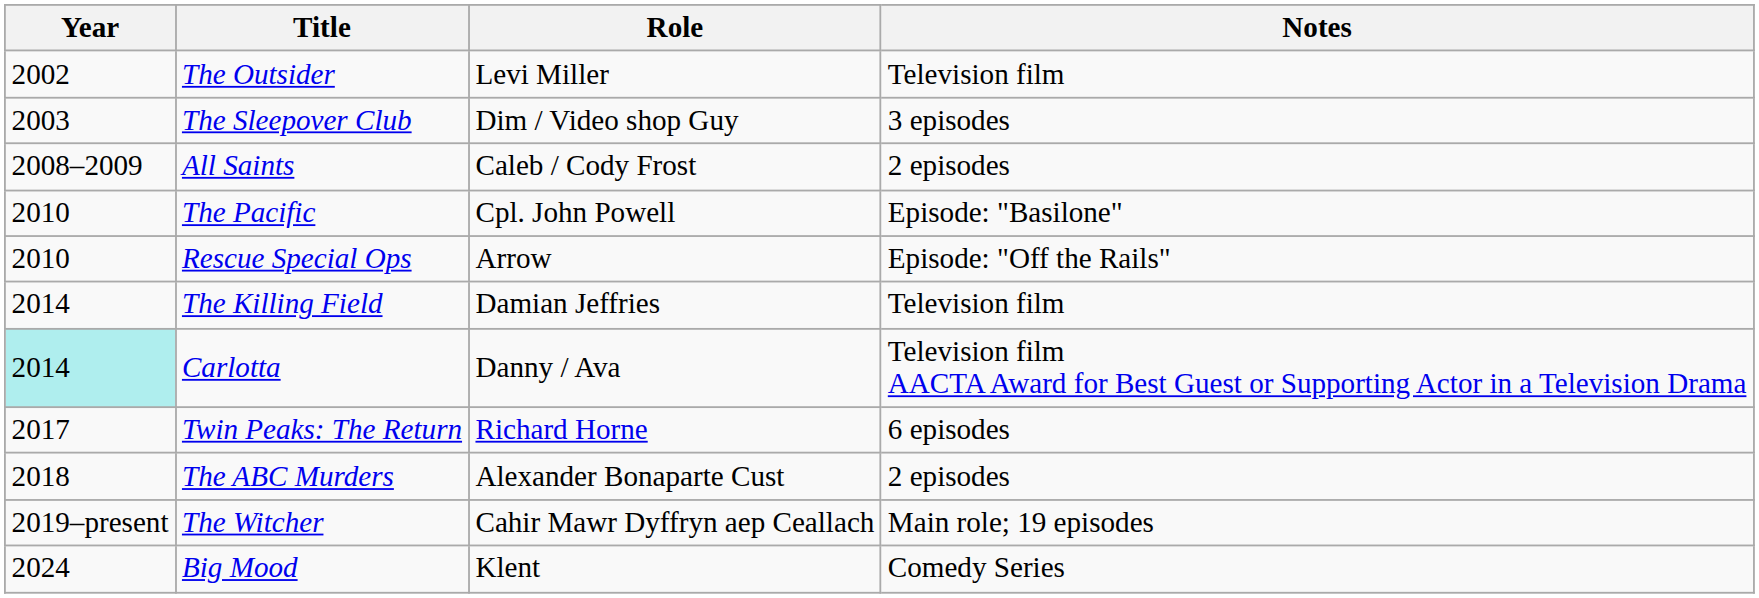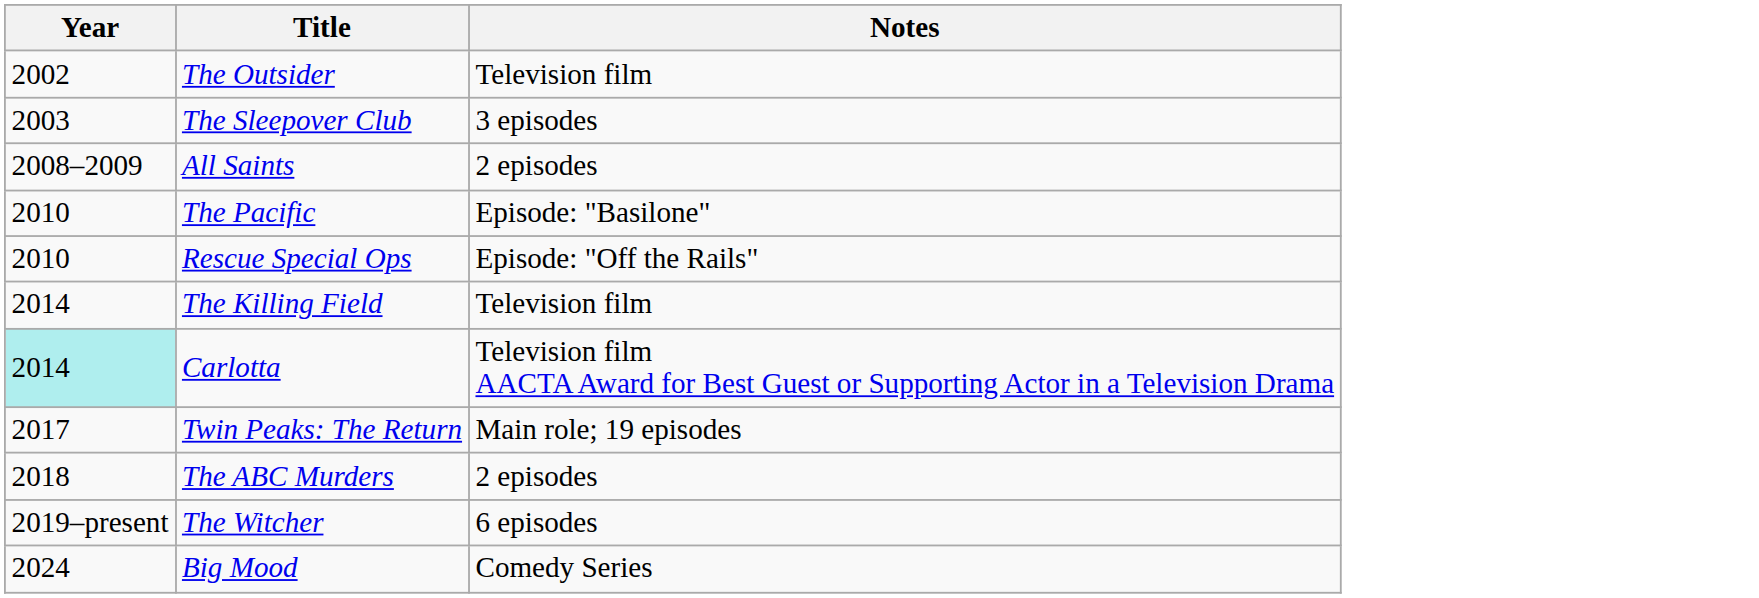- column: (675, 27)
(949, 429) 6 episodes -> (609, 429) Main role; 19 episodes
(1021, 522) Main role; 19 episodes -> (537, 522) 6 episodes
